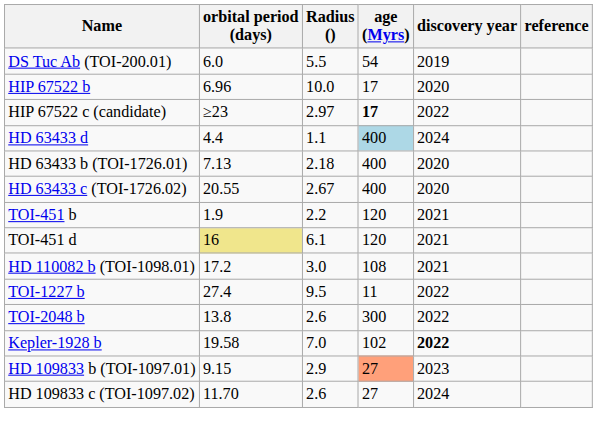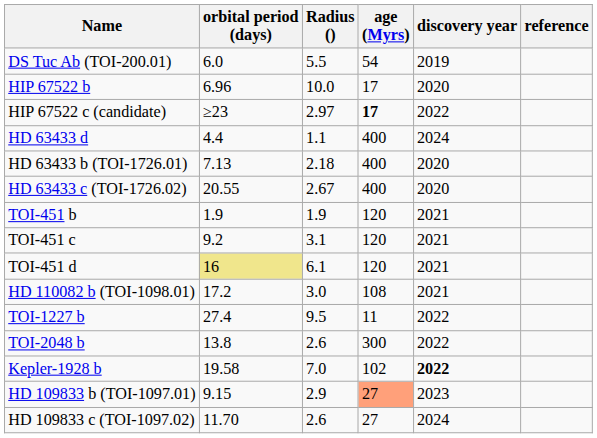(374, 138) lightblue background -> (374, 138) no background
(316, 214) 2.2 -> (316, 214) 1.9
+ row: (42, 240)
